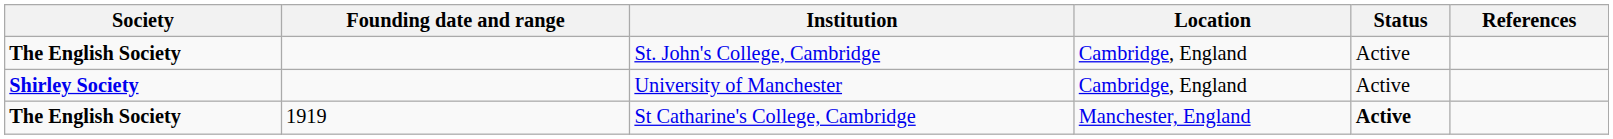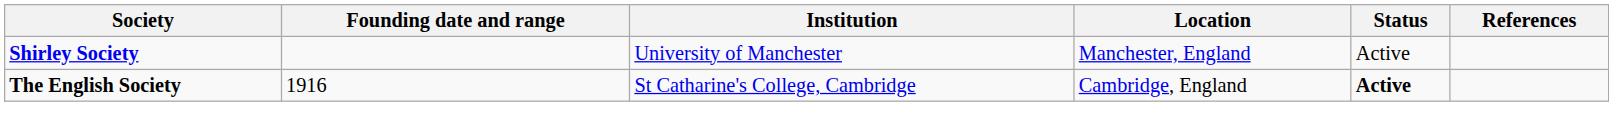- row: (757, 52)
(1163, 85) Cambridge, England -> (1165, 52) Manchester, England
(306, 117) 1919 -> (306, 85) 1916
(1165, 117) Manchester, England -> (1163, 85) Cambridge, England
